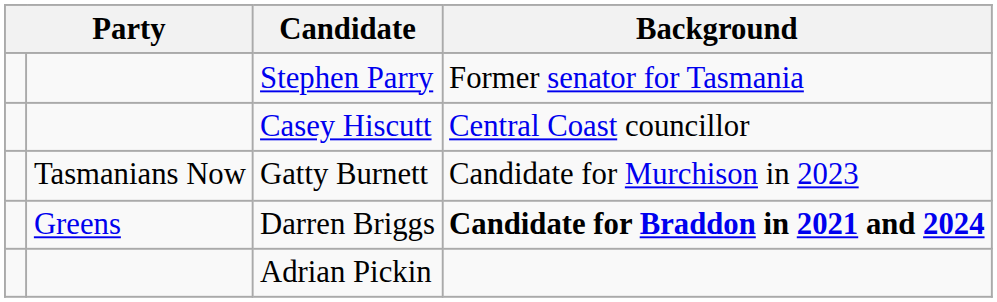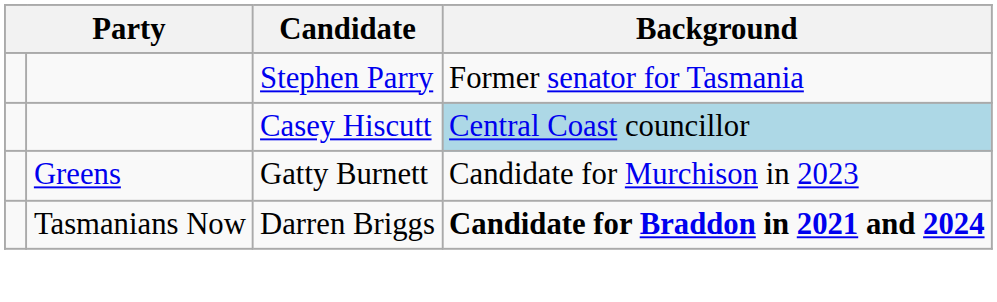(599, 126) no background -> (599, 126) lightblue background
(140, 175) Tasmanians Now -> (77, 175) Greens
(77, 223) Greens -> (140, 223) Tasmanians Now
- row: (346, 272)
